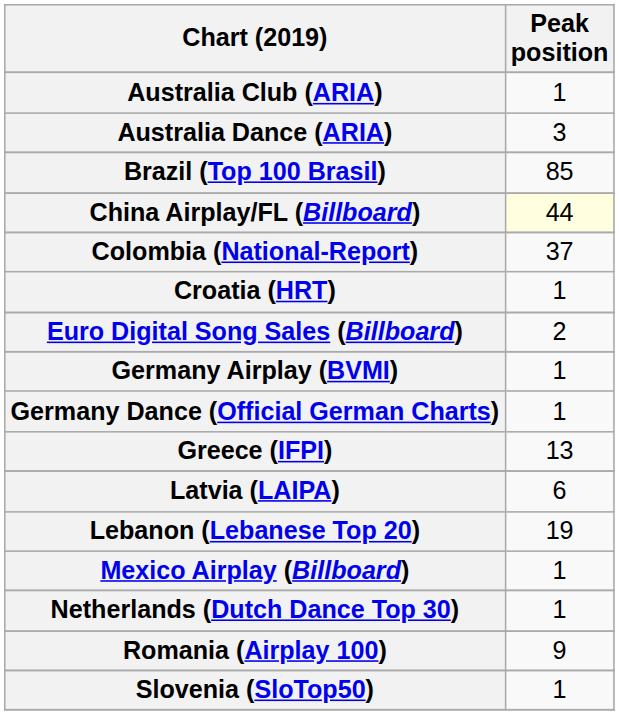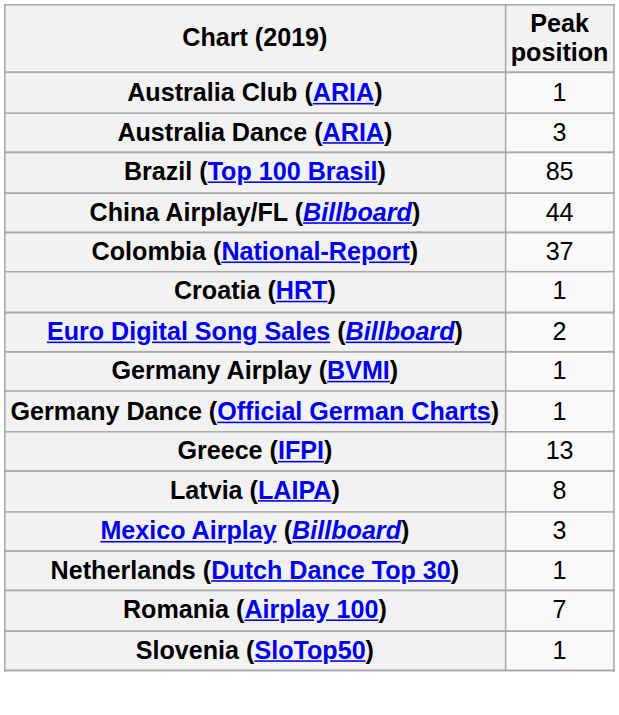(560, 212) lightyellow background -> (560, 212) no background
(560, 490) 6 -> (560, 490) 8
- row: (255, 530)
(560, 570) 1 -> (560, 530) 3
(560, 650) 9 -> (560, 610) 7
